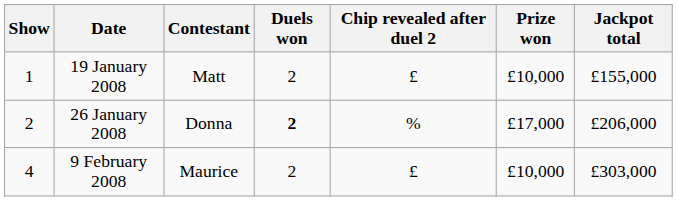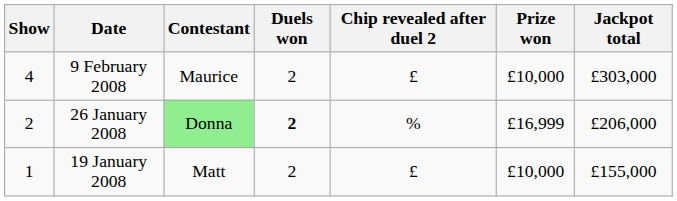rows swapped: (109, 76) <-> (109, 171)
(209, 123) no background -> (209, 123) lightgreen background
(536, 123) £17,000 -> (536, 123) £16,999
